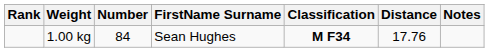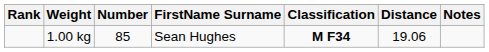(123, 36) 84 -> (123, 36) 85
(409, 36) 17.76 -> (409, 36) 19.06
